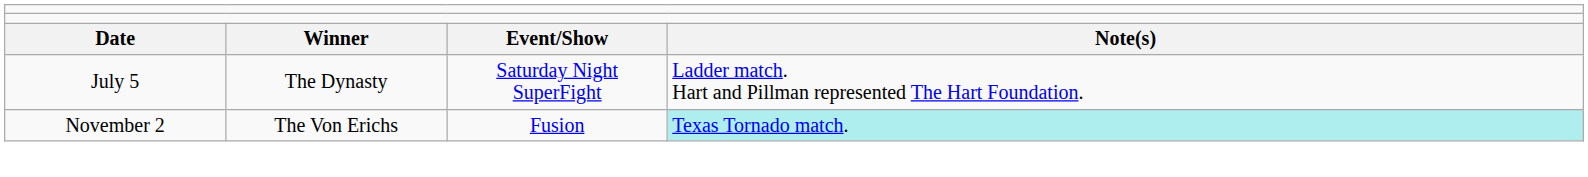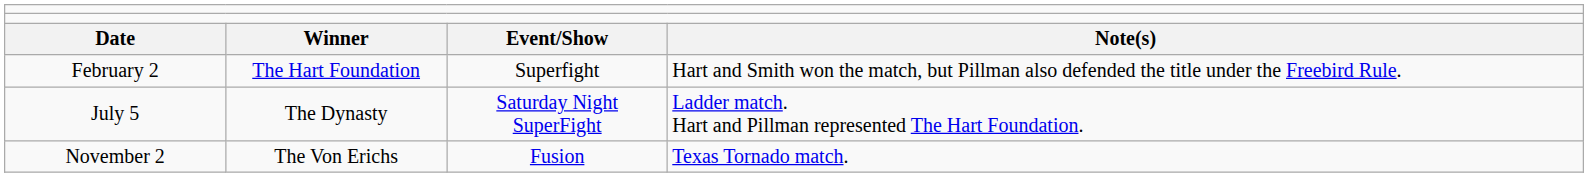+ row: (115, 70)
(760, 124) paleturquoise background -> (760, 156) no background
